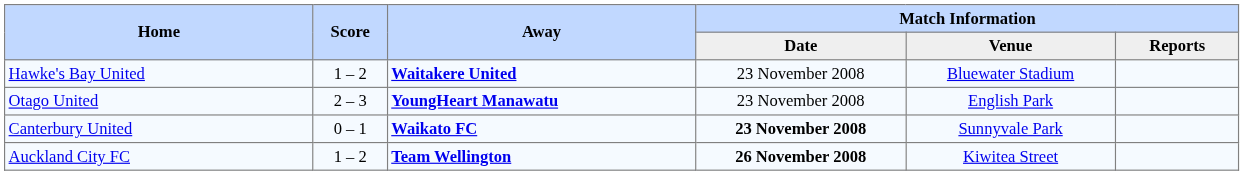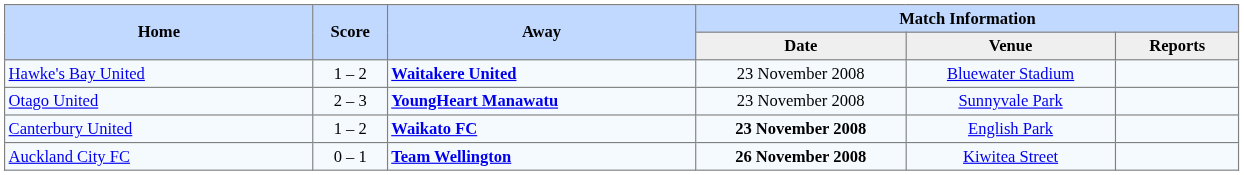(1011, 101) English Park -> (1011, 101) Sunnyvale Park
(350, 128) 0 – 1 -> (350, 128) 1 – 2
(1011, 128) Sunnyvale Park -> (1011, 128) English Park
(350, 156) 1 – 2 -> (350, 156) 0 – 1
